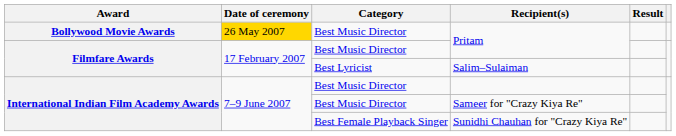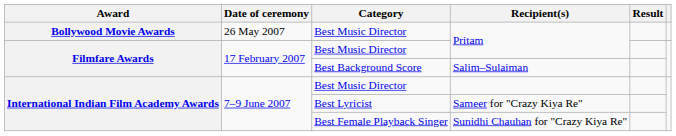(254, 31) gold background -> (254, 31) no background
(343, 67) Best Lyricist -> (368, 67) Best Background Score
(360, 103) Best Music Director -> (343, 103) Best Lyricist
